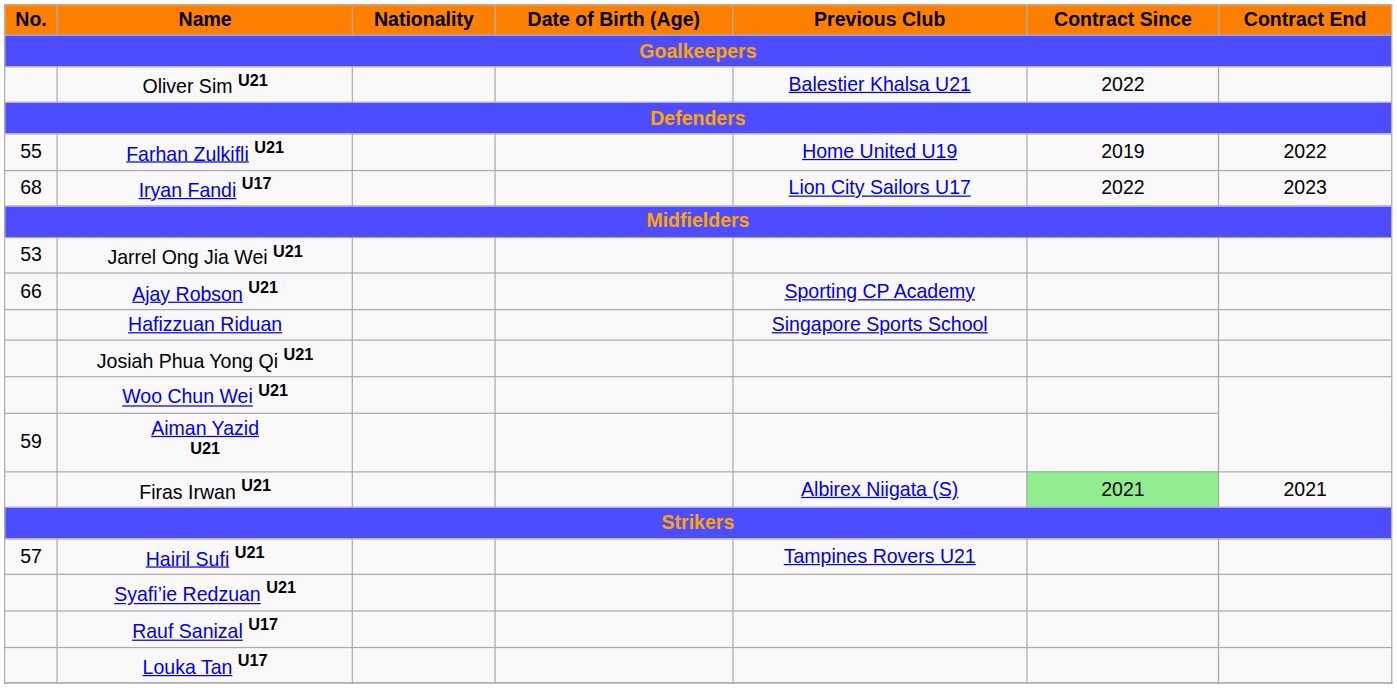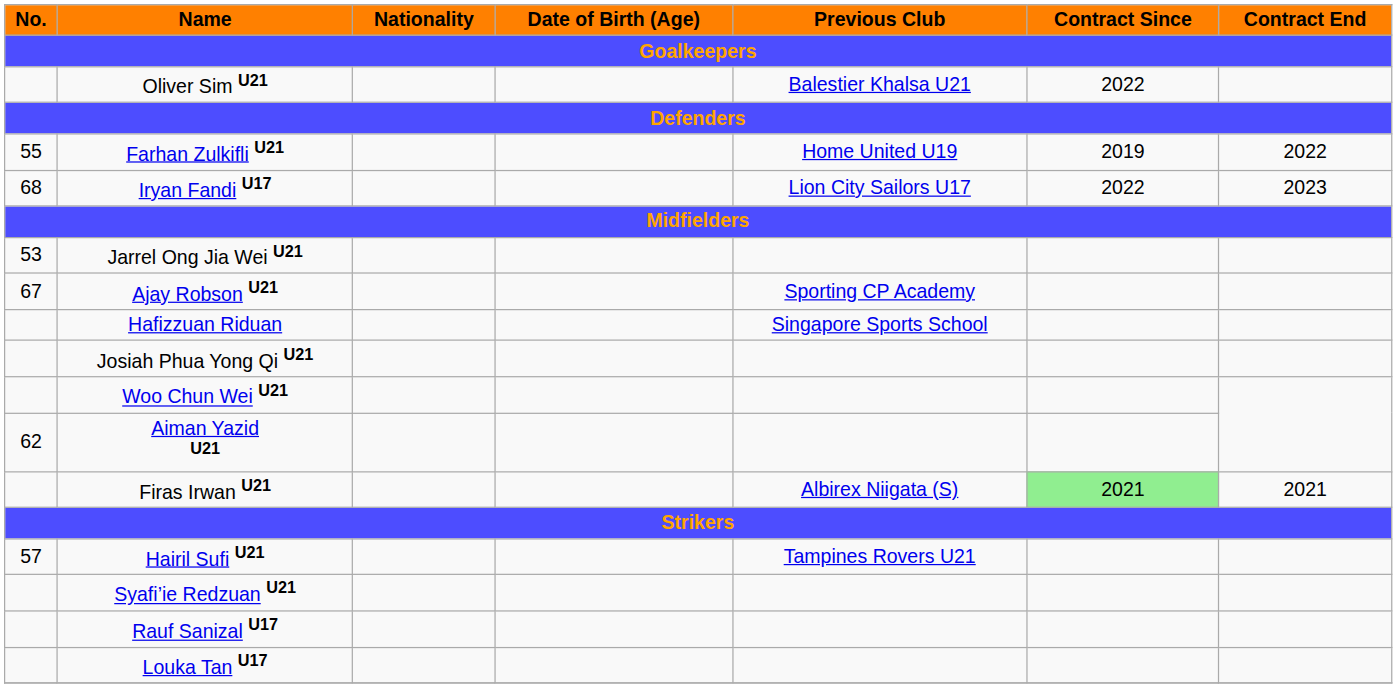(31, 291) 66 -> (31, 291) 67
(31, 442) 59 -> (31, 442) 62
